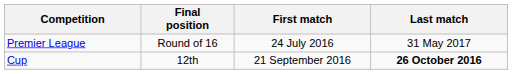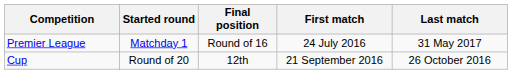+ column: (159, 19)
(439, 60) bold -> (450, 60) normal
